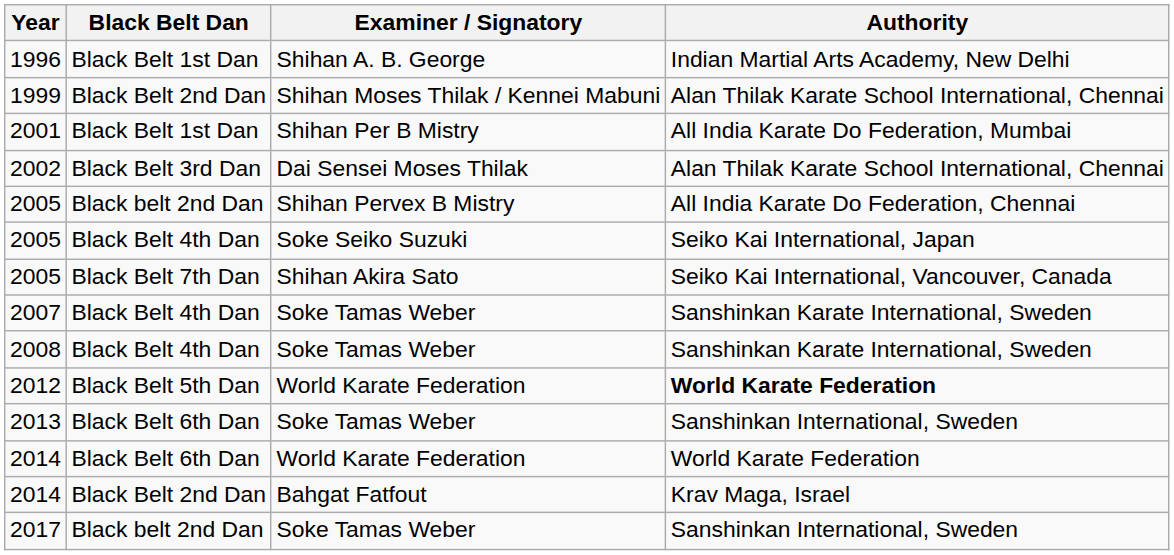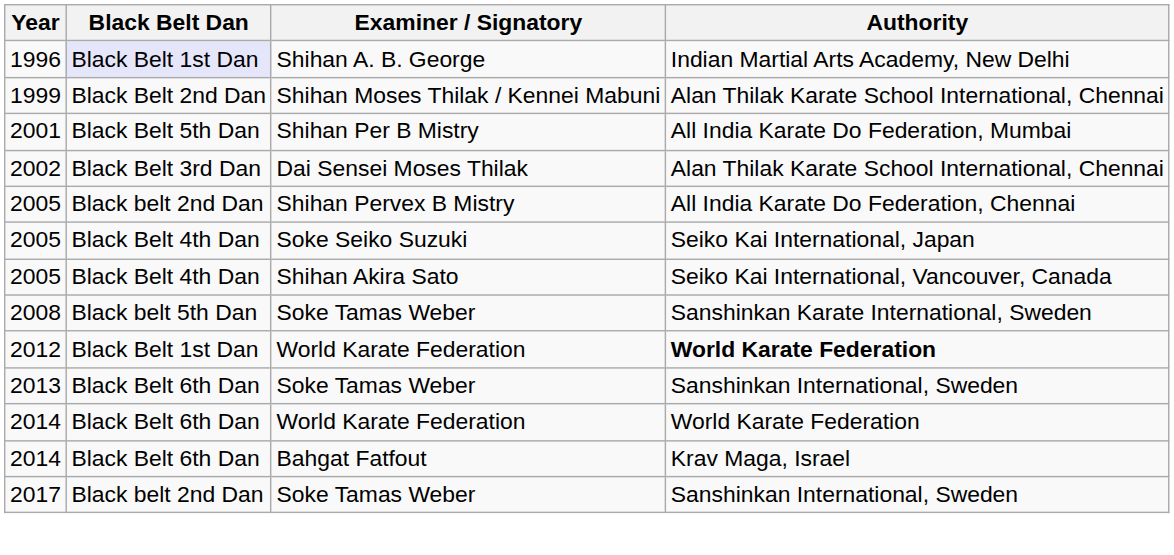(165, 58) no background -> (165, 58) lavender background
(165, 131) Black Belt 1st Dan -> (166, 131) Black Belt 5th Dan
(166, 276) Black Belt 7th Dan -> (166, 276) Black Belt 4th Dan
- row: (35, 312)
(166, 349) Black Belt 4th Dan -> (164, 312) Black belt 5th Dan
(166, 385) Black Belt 5th Dan -> (165, 349) Black Belt 1st Dan
(169, 494) Black Belt 2nd Dan -> (166, 458) Black Belt 6th Dan
